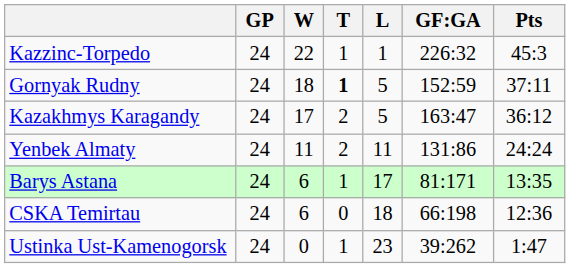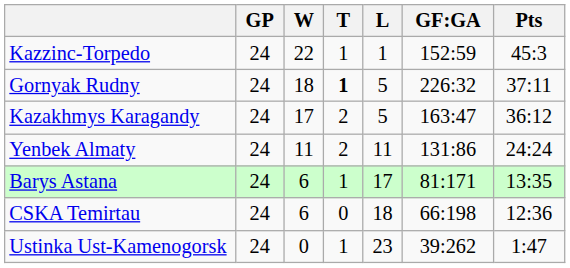(448, 52) 226:32 -> (448, 52) 152:59
(448, 85) 152:59 -> (448, 85) 226:32
